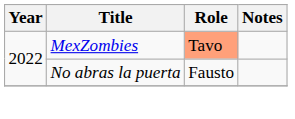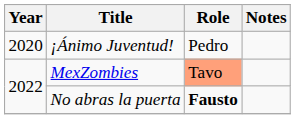+ row: (112, 45)
(211, 72) normal -> (213, 99) bold
